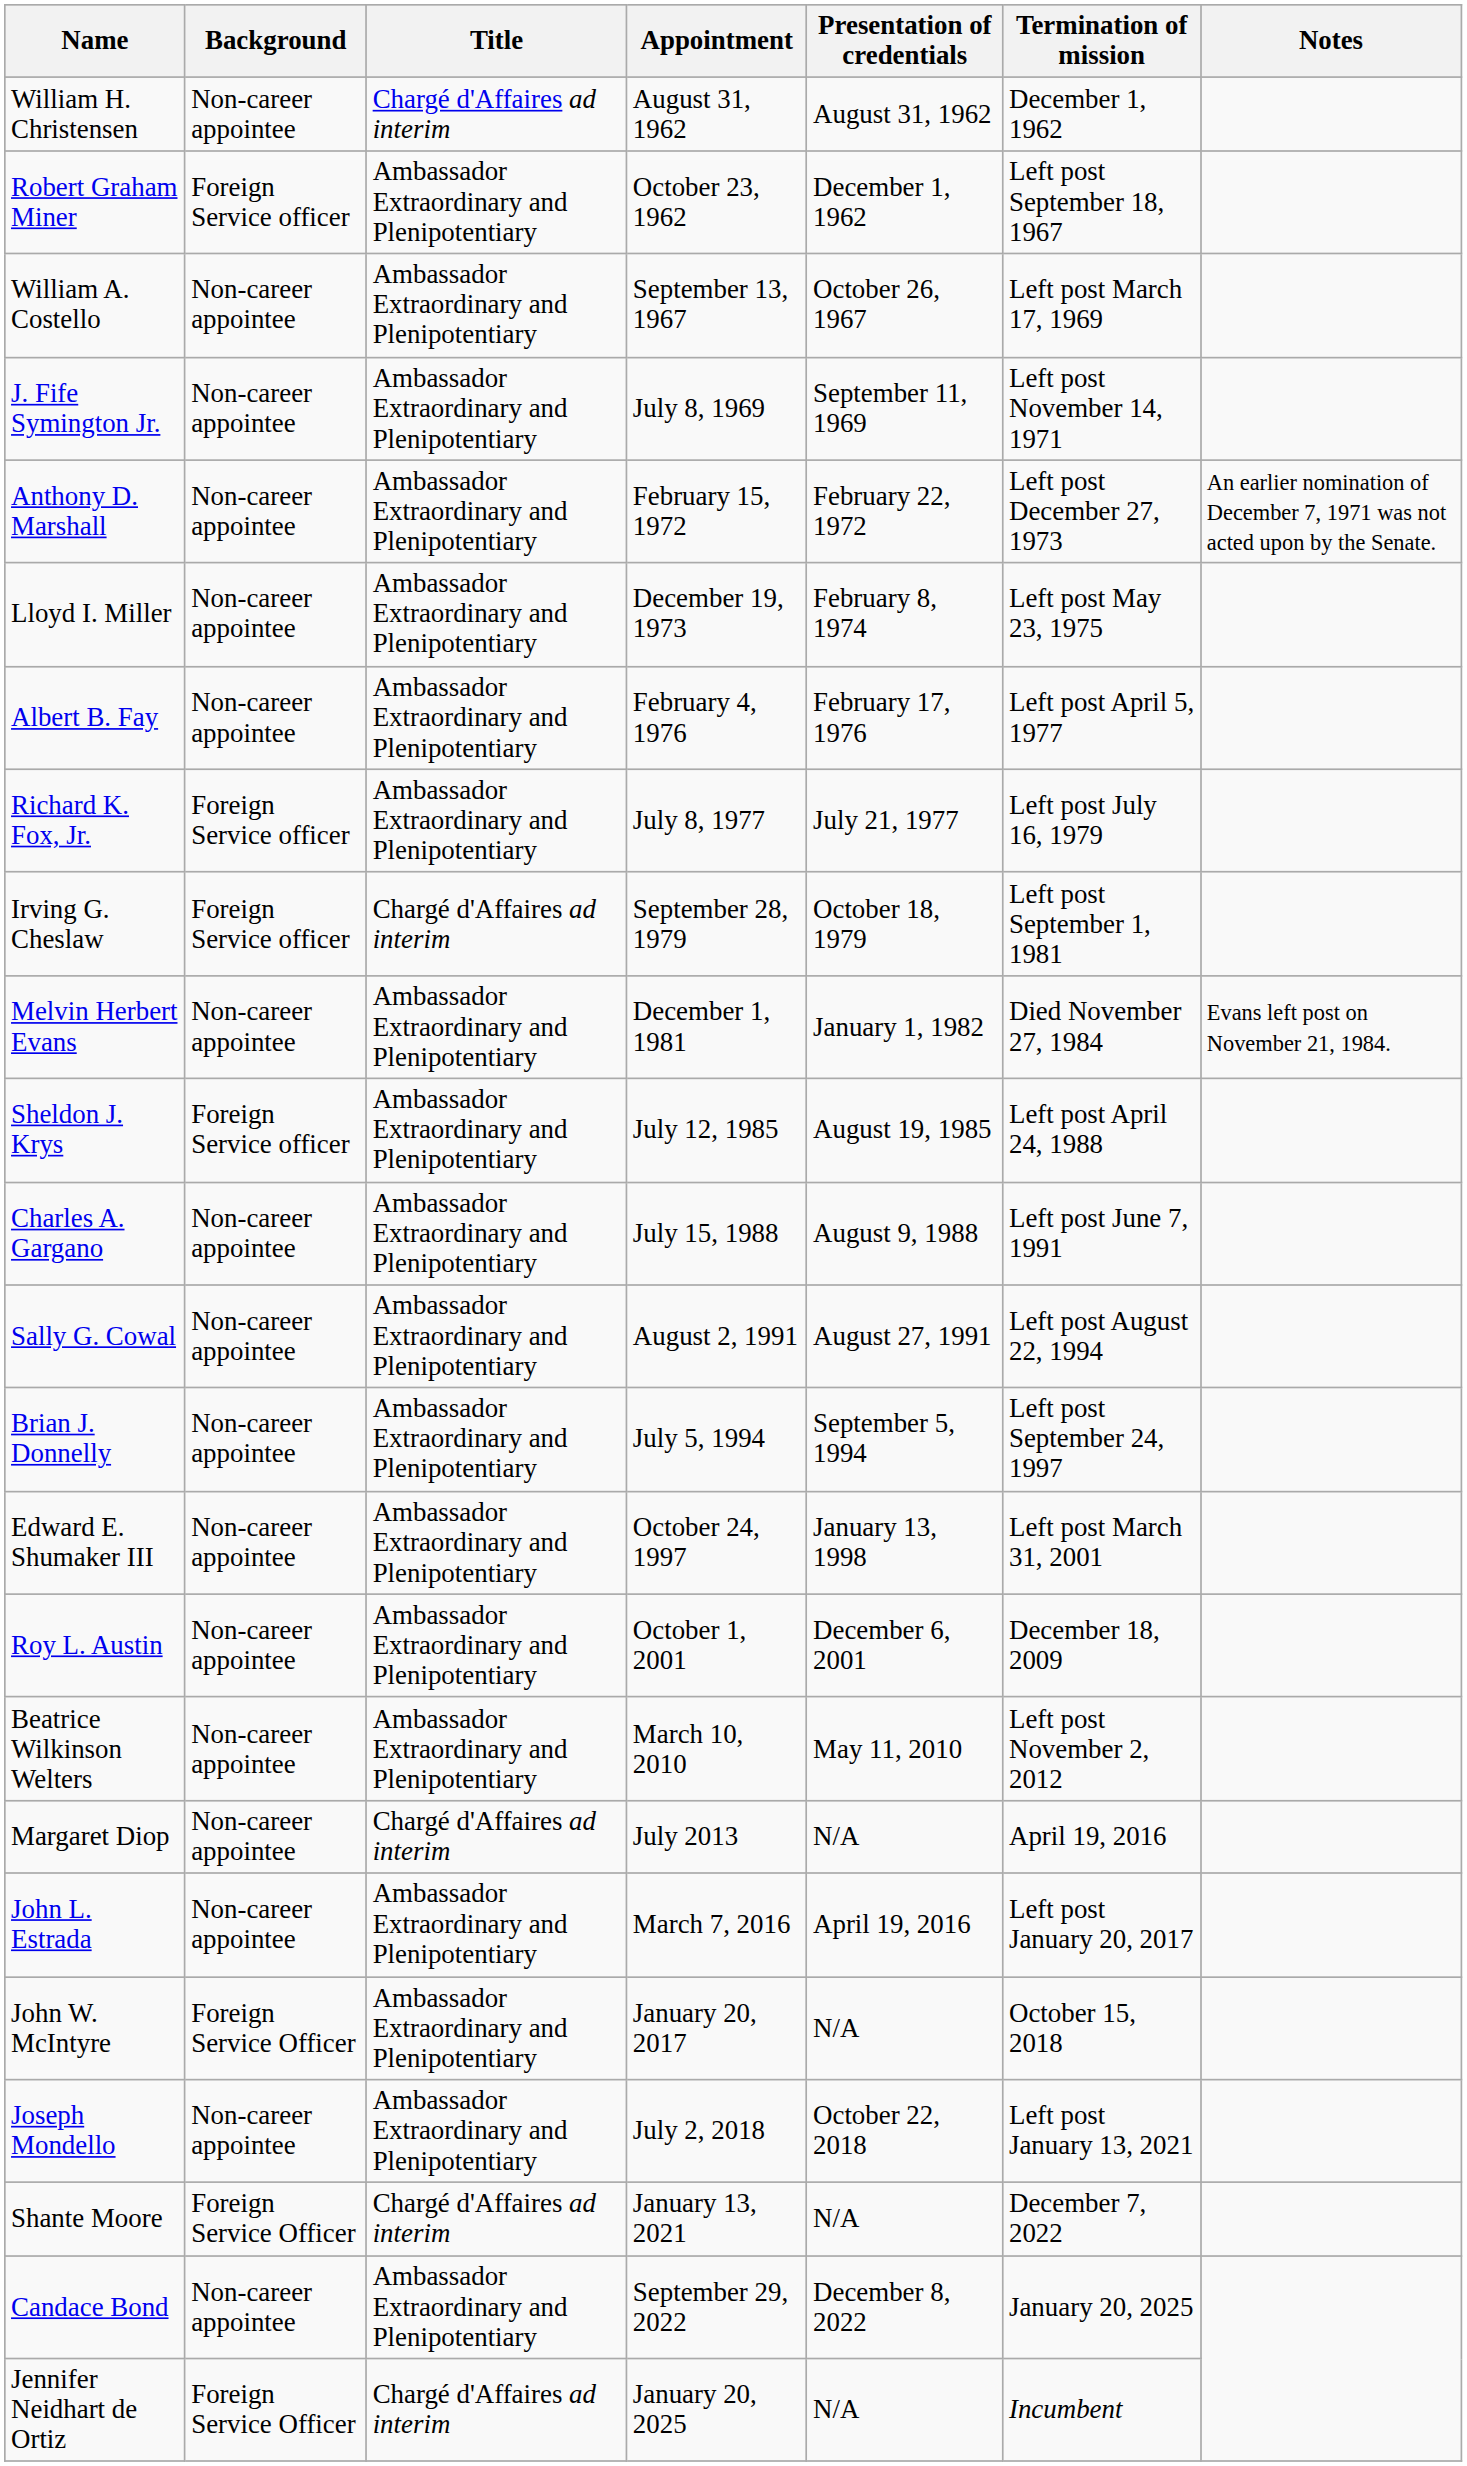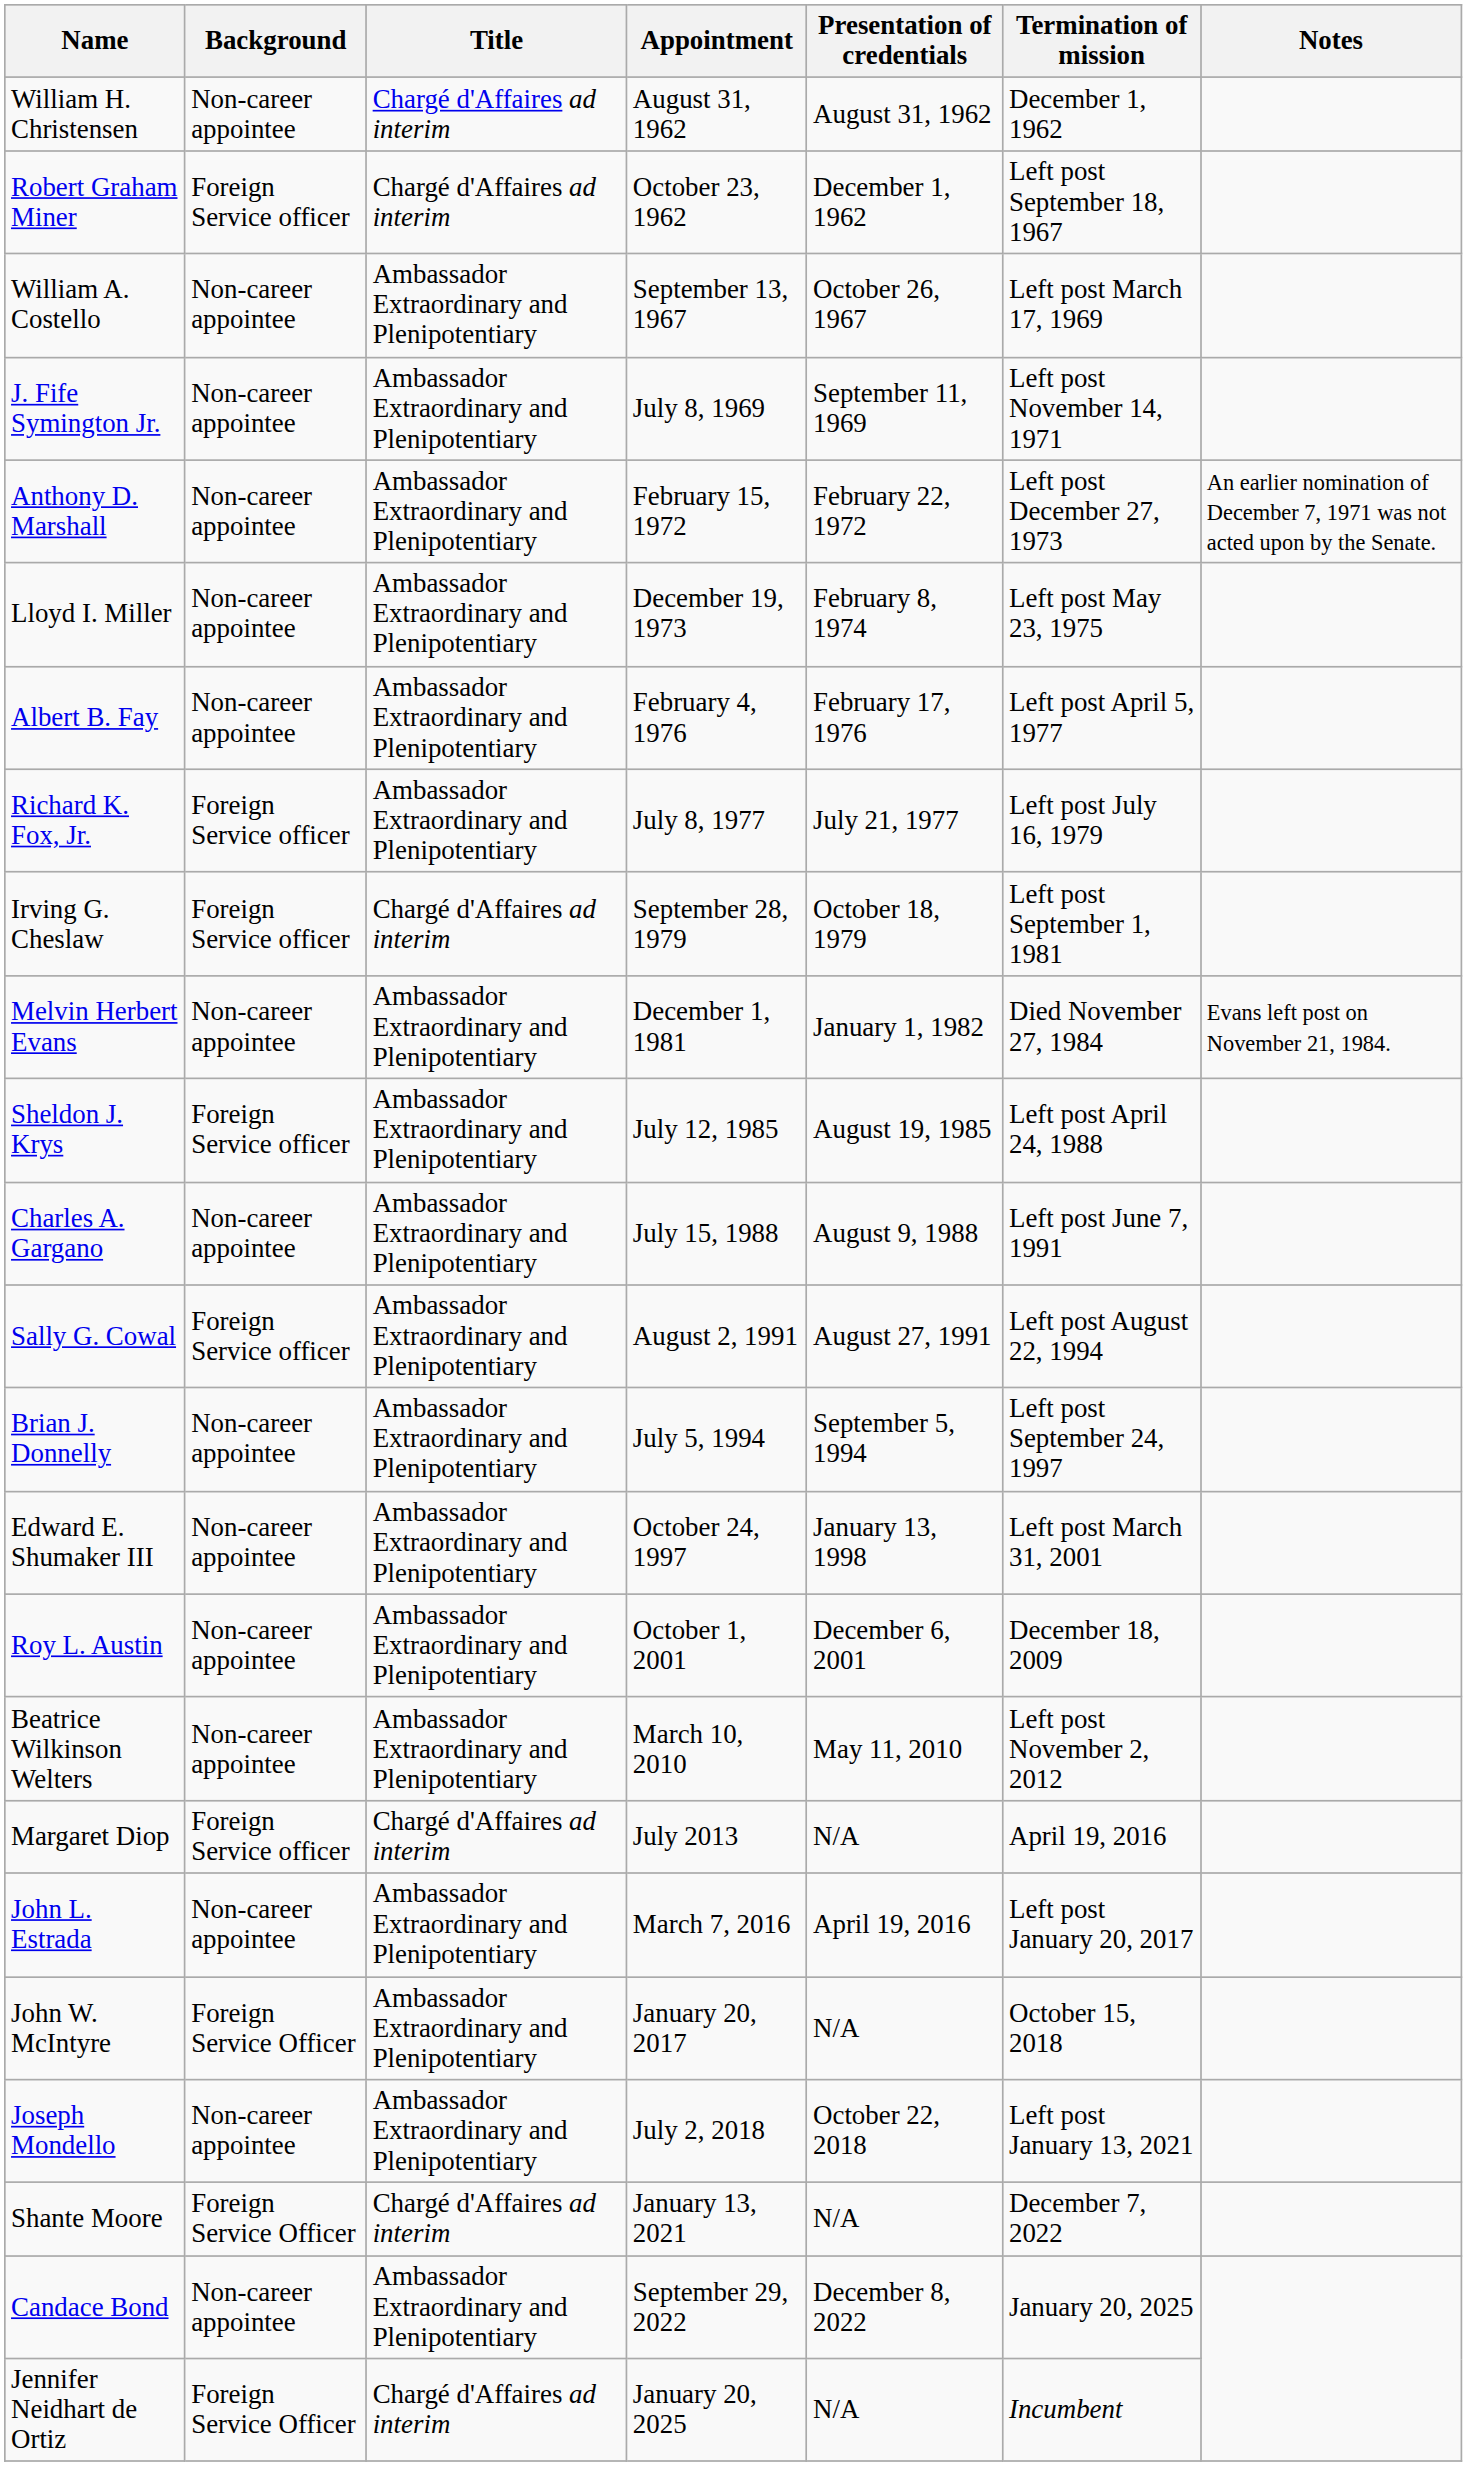(470, 201) Ambassador Extraordinary and Plenipotentiary -> (484, 201) Chargé d'Affaires ad interim
(252, 1336) Non-career appointee -> (270, 1336) Foreign Service officer
(252, 1836) Non-career appointee -> (270, 1836) Foreign Service officer
